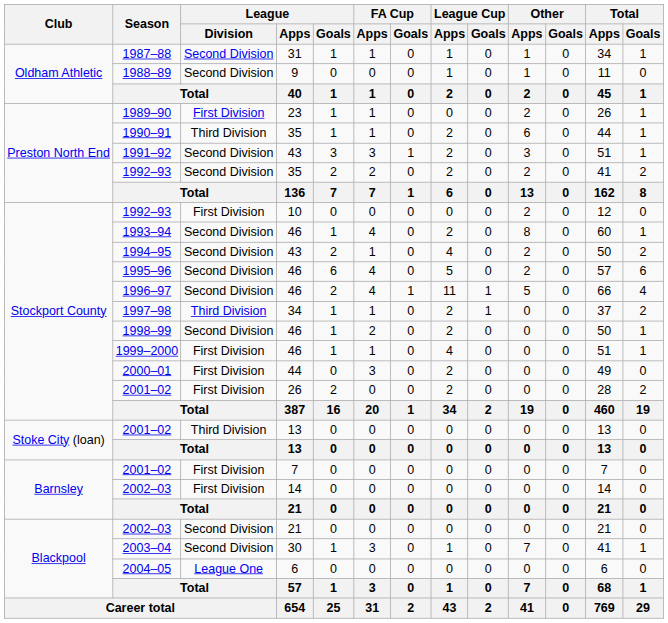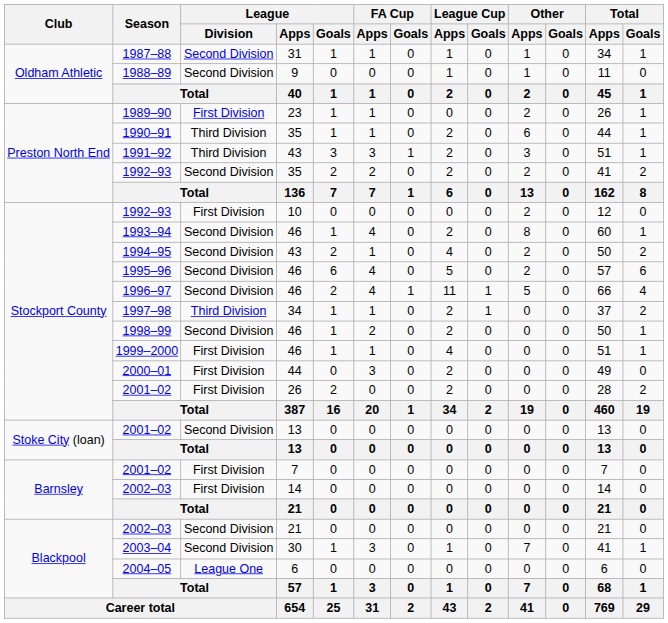(229, 152) Second Division -> (229, 152) Third Division
(229, 430) Third Division -> (229, 430) Second Division
